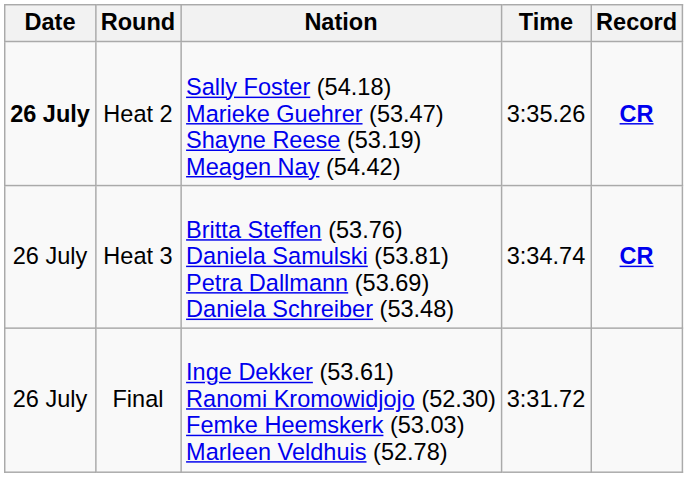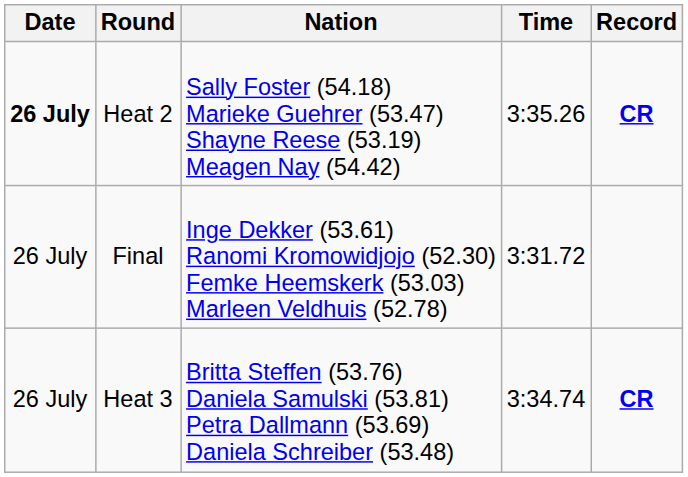rows swapped: (138, 256) <-> (138, 399)
